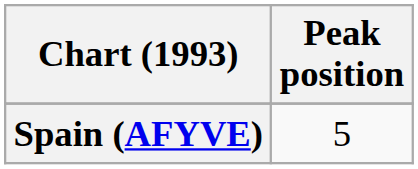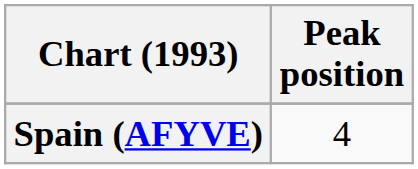(342, 132) 5 -> (342, 132) 4
